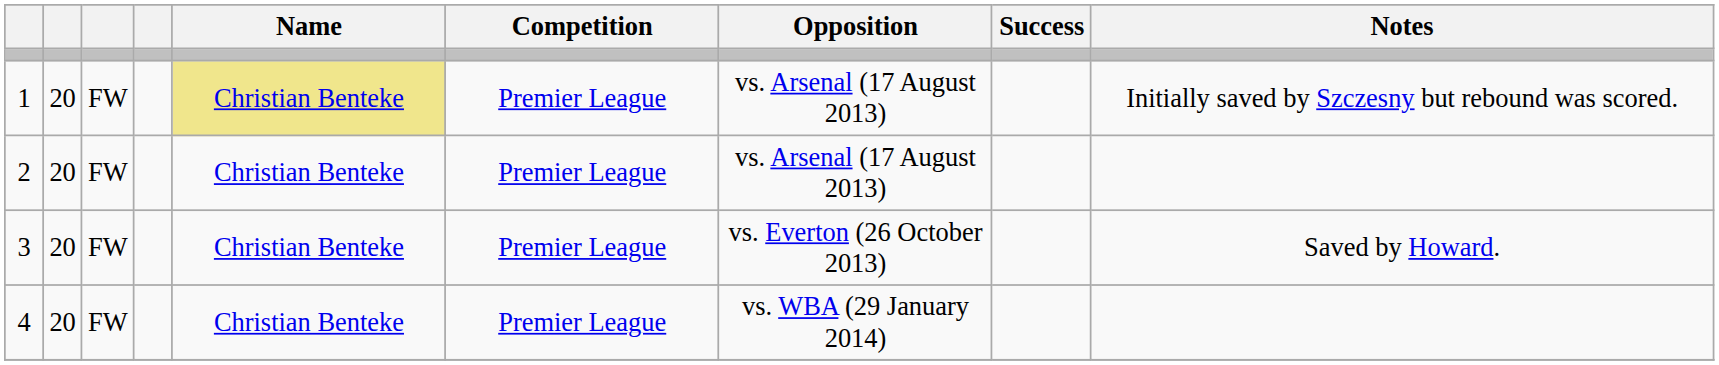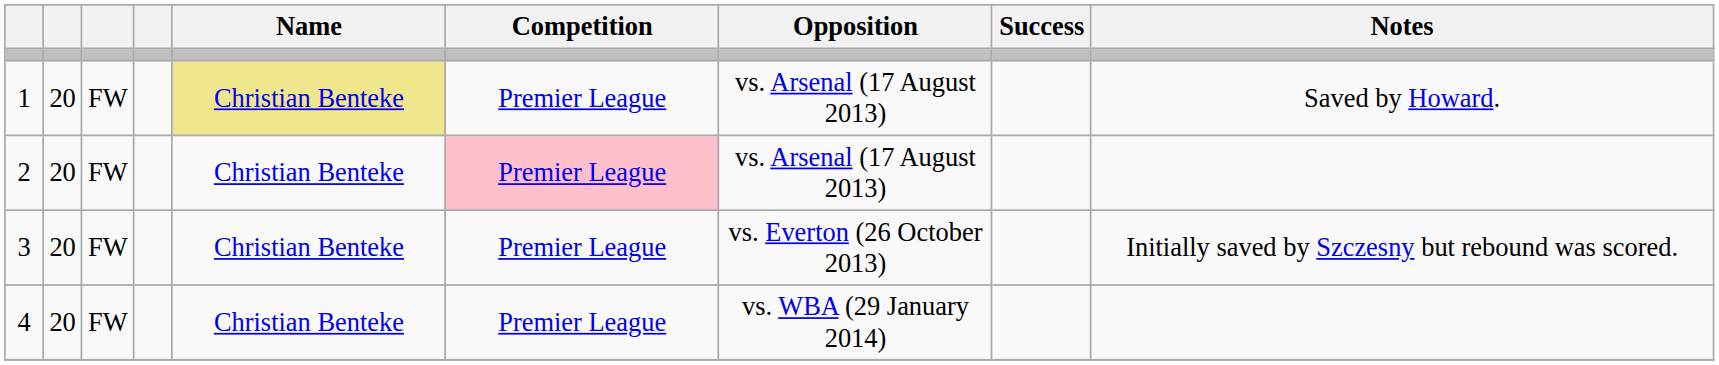(1402, 98) Initially saved by Szczesny but rebound was scored. -> (1402, 98) Saved by Howard.
(582, 172) no background -> (582, 172) pink background
(1402, 247) Saved by Howard. -> (1402, 247) Initially saved by Szczesny but rebound was scored.
